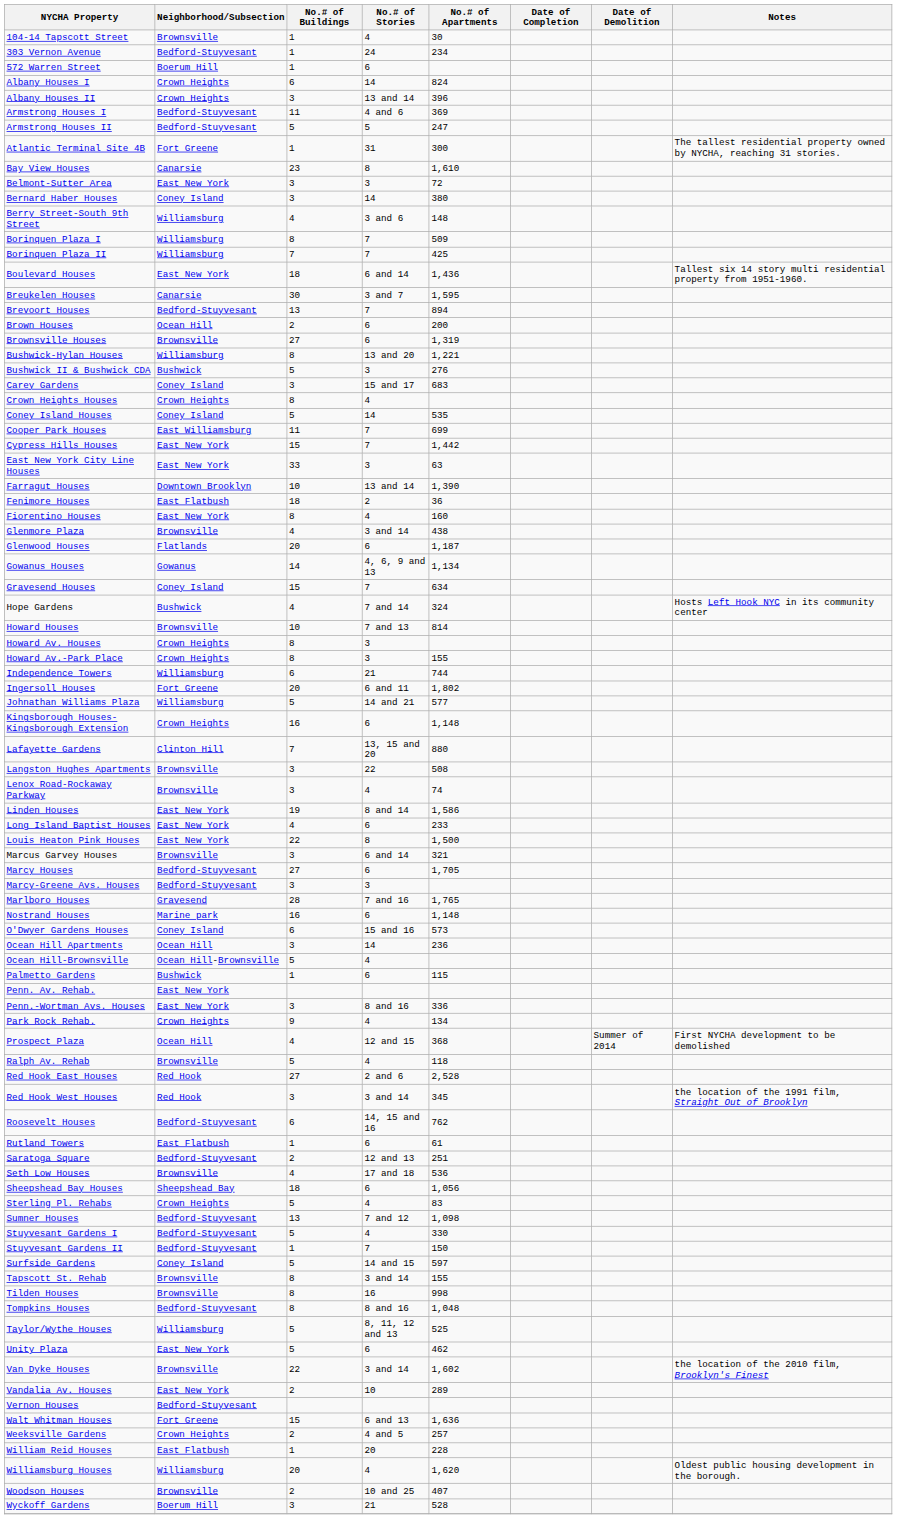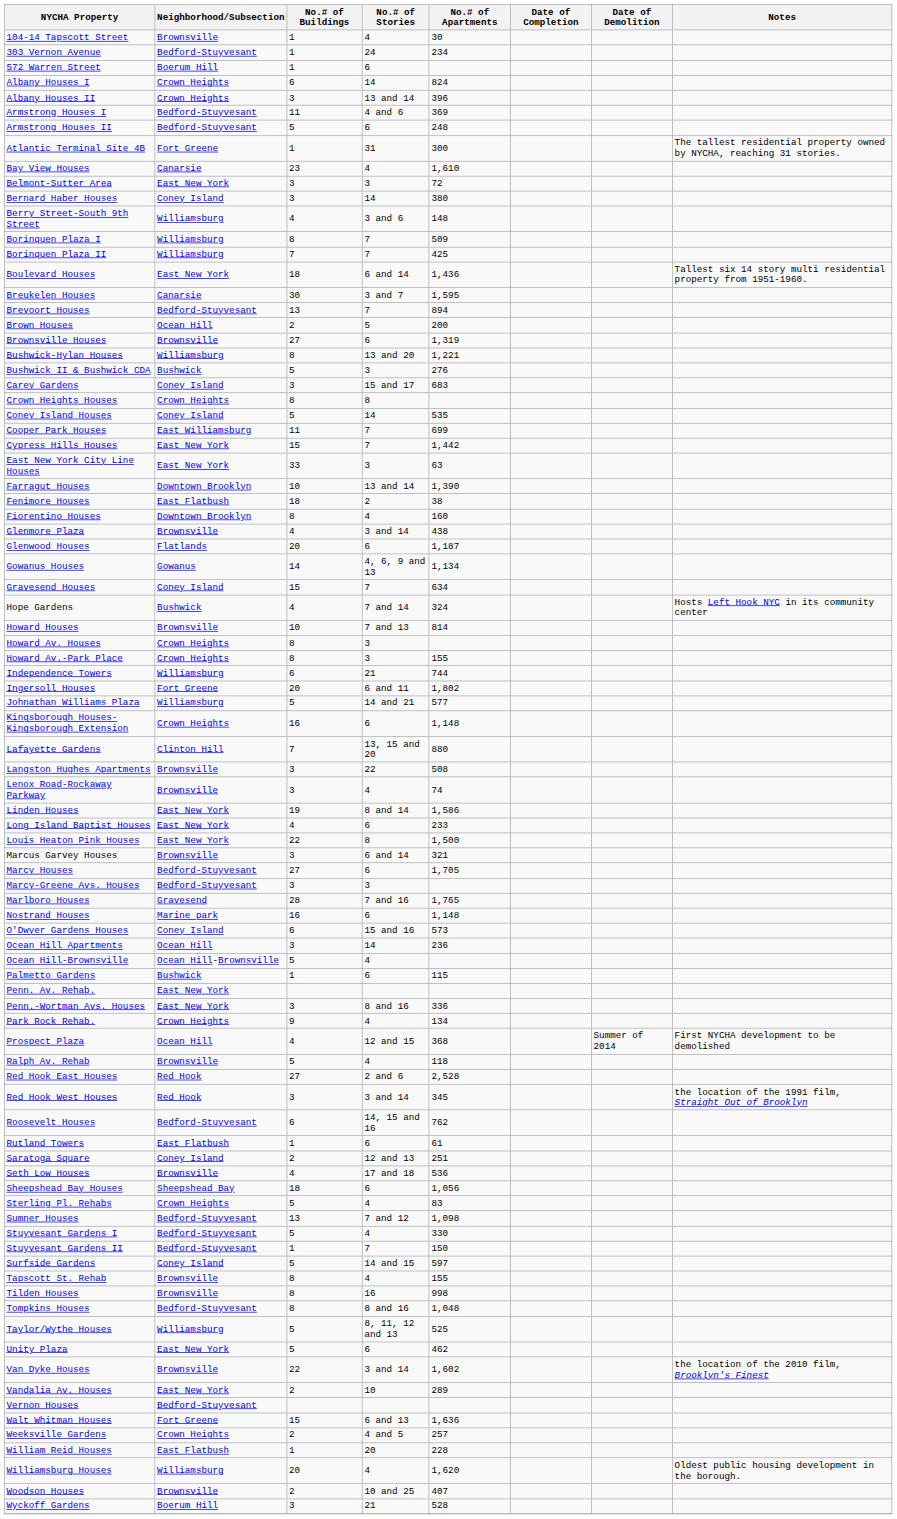(367, 128) 5 -> (367, 128) 6
(440, 128) 247 -> (440, 128) 248
(367, 169) 8 -> (367, 169) 4
(367, 325) 6 -> (367, 325) 5
(367, 400) 4 -> (367, 400) 8
(437, 501) 36 -> (437, 501) 38
(193, 516) East New York -> (204, 516) Downtown Brooklyn
(207, 1158) Bedford-Stuyvesant -> (190, 1158) Coney Island
(387, 1279) 3 and 14 -> (367, 1279) 4
